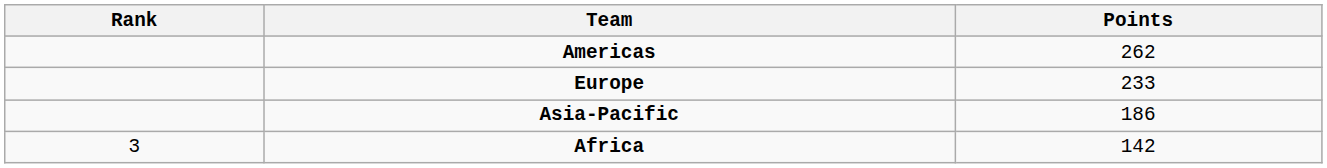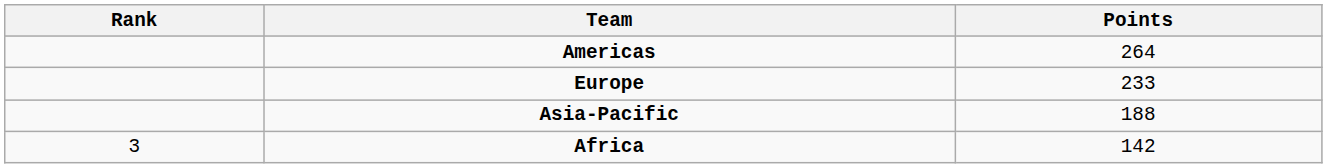(1138, 52) 262 -> (1138, 52) 264
(1138, 115) 186 -> (1138, 115) 188
